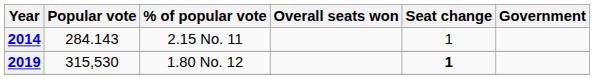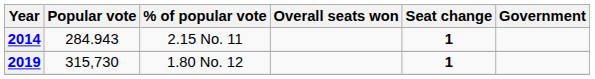(92, 39) 284.143 -> (92, 39) 284.943
(449, 39) normal -> (449, 39) bold
(92, 62) 315,530 -> (92, 62) 315,730
